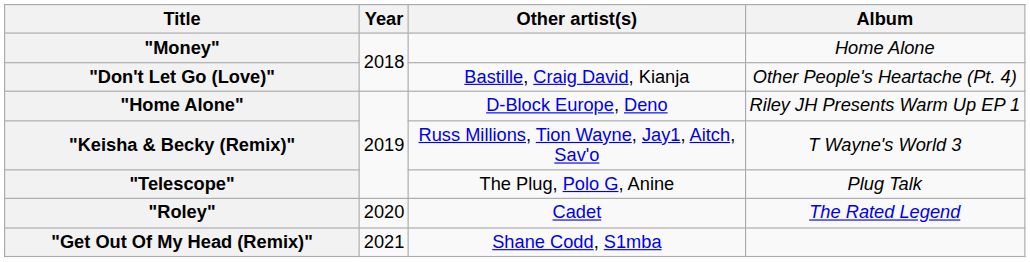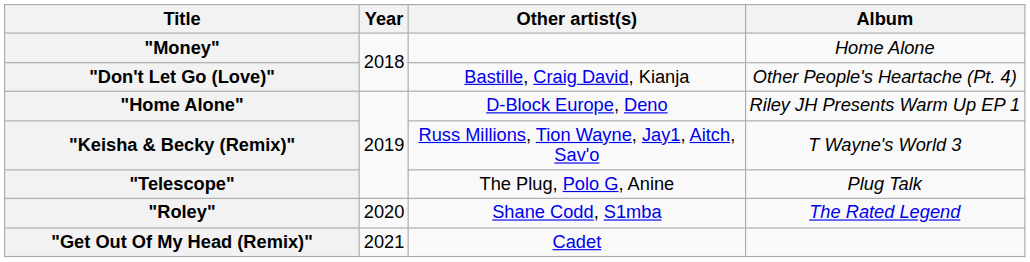(577, 213) Cadet -> (577, 213) Shane Codd, S1mba
(577, 241) Shane Codd, S1mba -> (577, 241) Cadet
